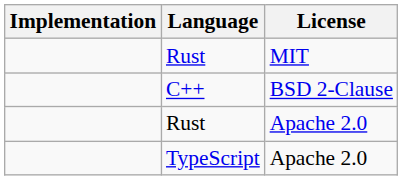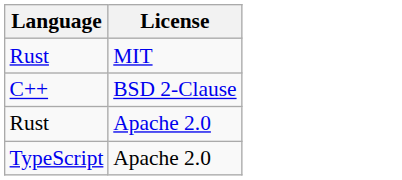- column: (83, 21)
